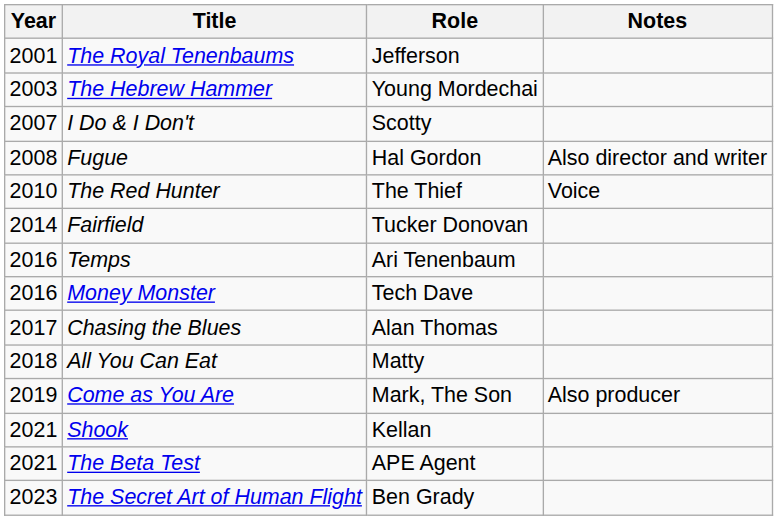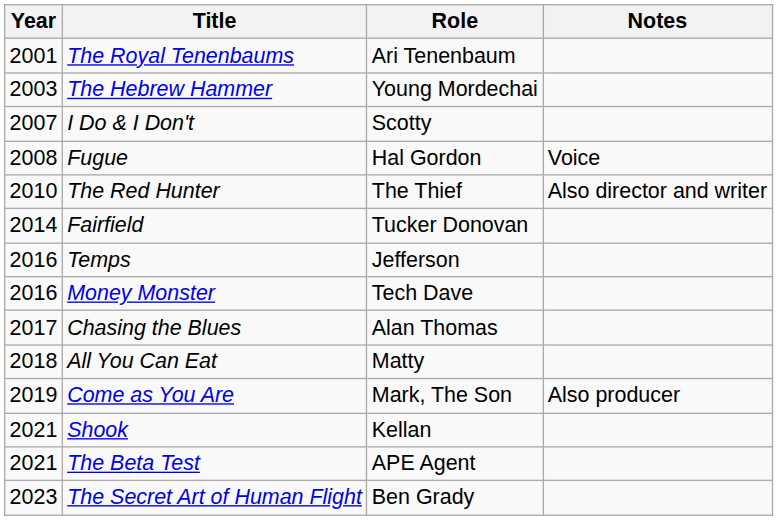(416, 55) Jefferson -> (444, 55) Ari Tenenbaum
(657, 157) Also director and writer -> (574, 157) Voice
(574, 191) Voice -> (657, 191) Also director and writer
(444, 259) Ari Tenenbaum -> (416, 259) Jefferson
